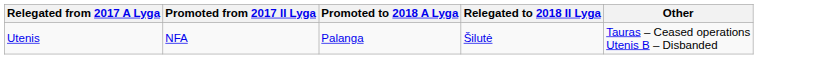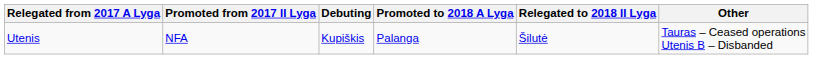+ column: (346, 13)
